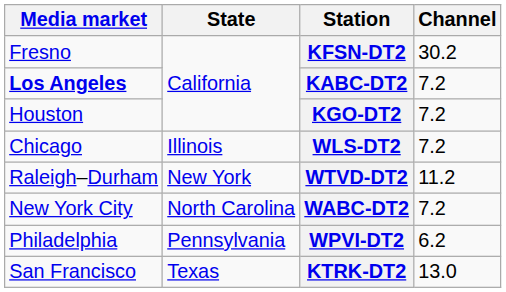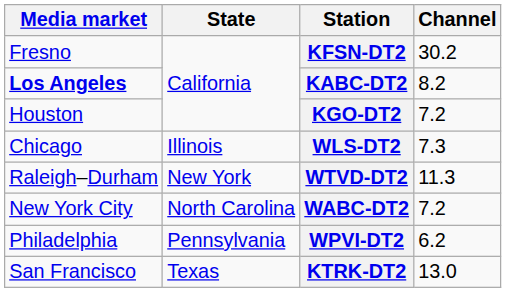(432, 83) 7.2 -> (432, 83) 8.2
(432, 146) 7.2 -> (432, 146) 7.3
(437, 177) 11.2 -> (437, 177) 11.3
